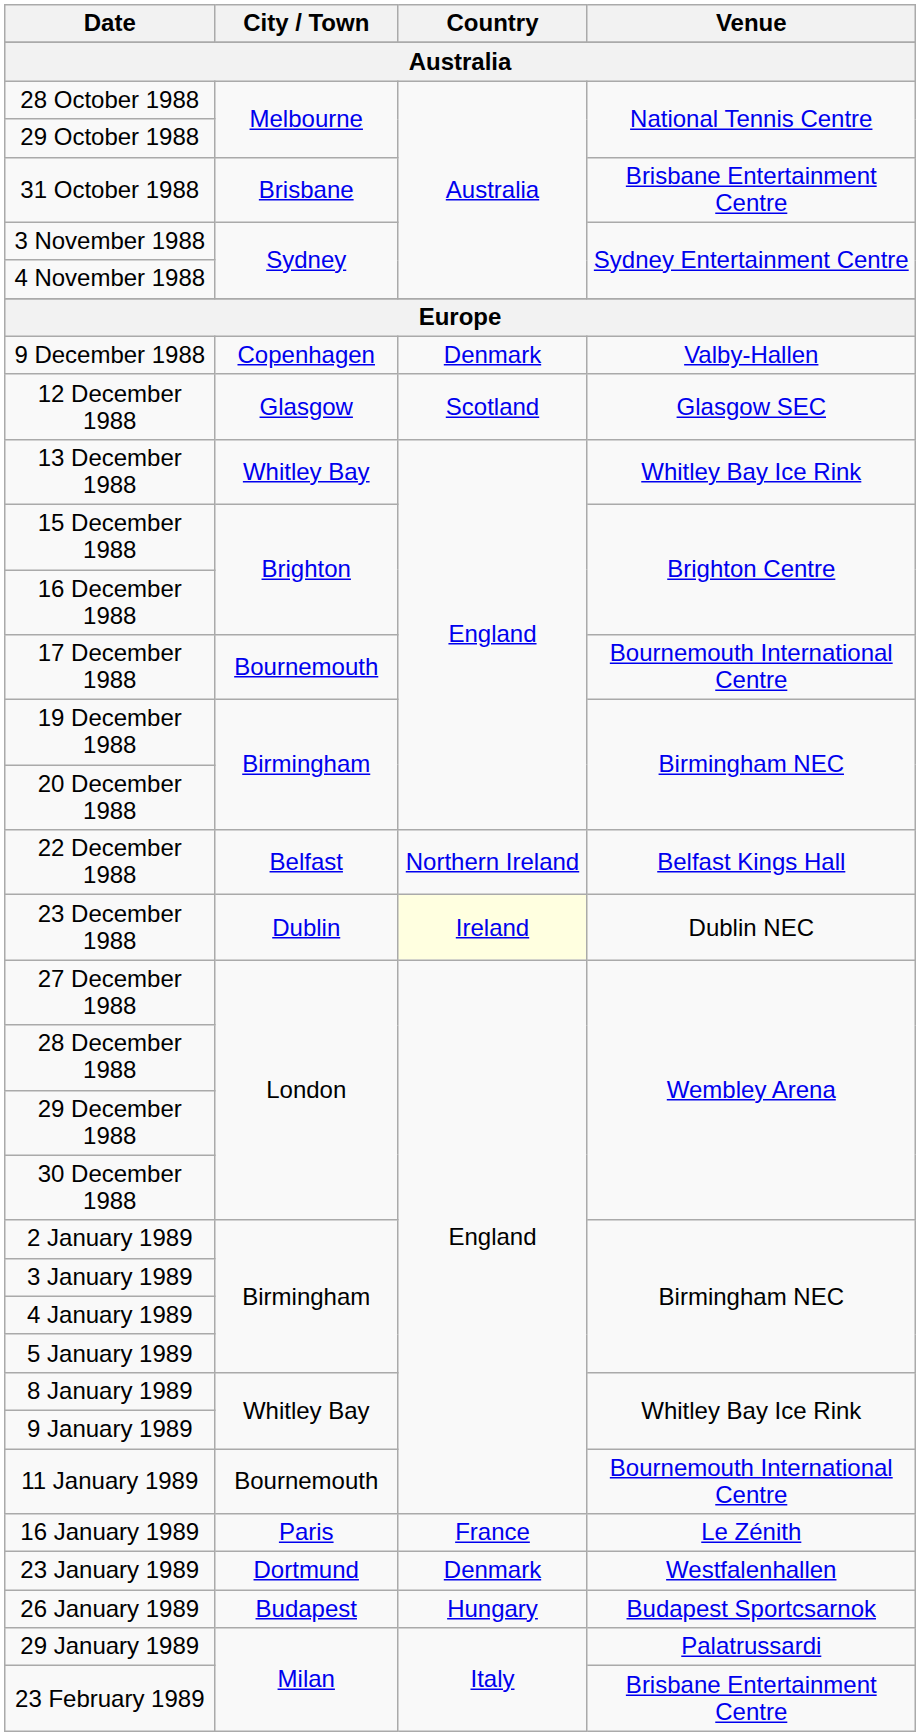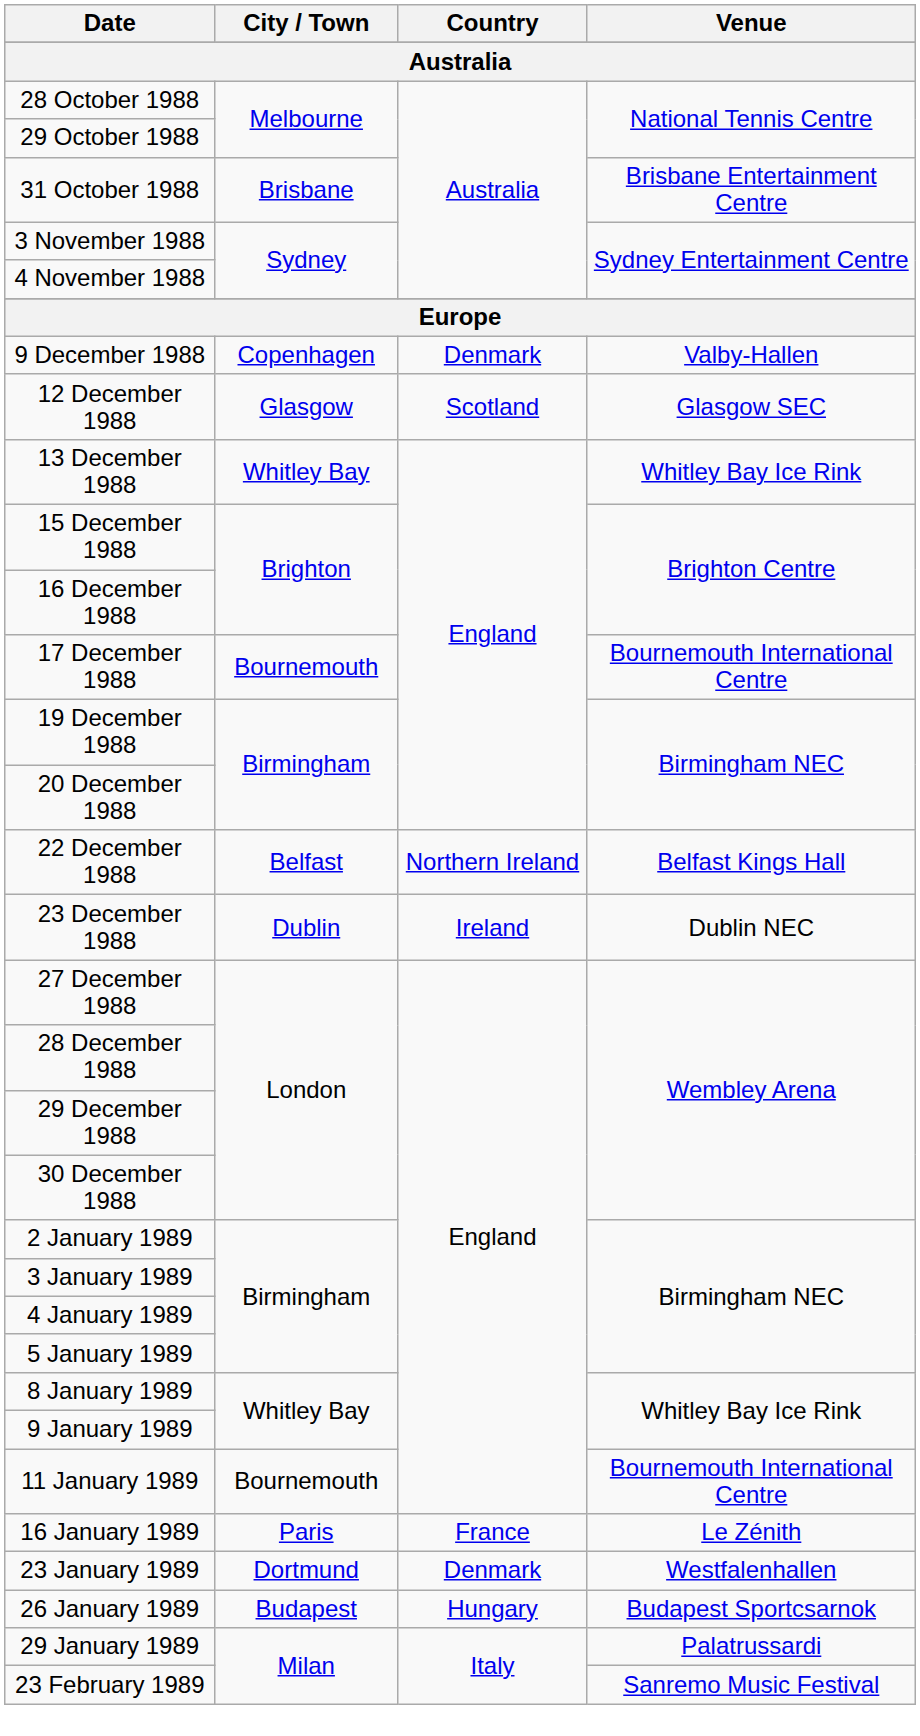(492, 927) lightyellow background -> (492, 927) no background
(751, 1698) Brisbane Entertainment Centre -> (751, 1684) Sanremo Music Festival
